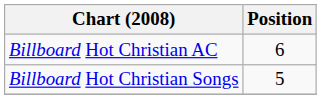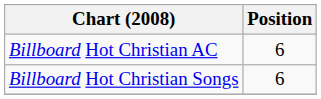(280, 79) 5 -> (280, 79) 6
